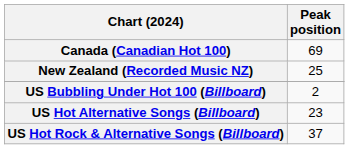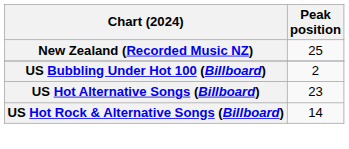- row: (146, 50)
(316, 133) 37 -> (316, 112) 14
